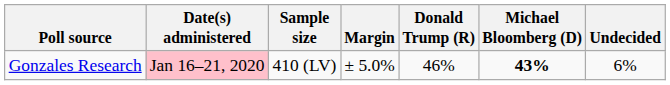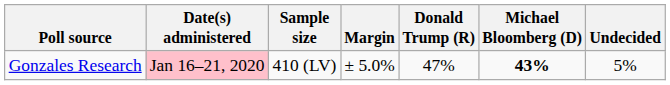(439, 65) 46% -> (439, 65) 47%
(625, 65) 6% -> (625, 65) 5%
